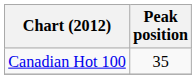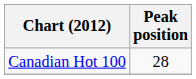(161, 61) 35 -> (161, 61) 28
